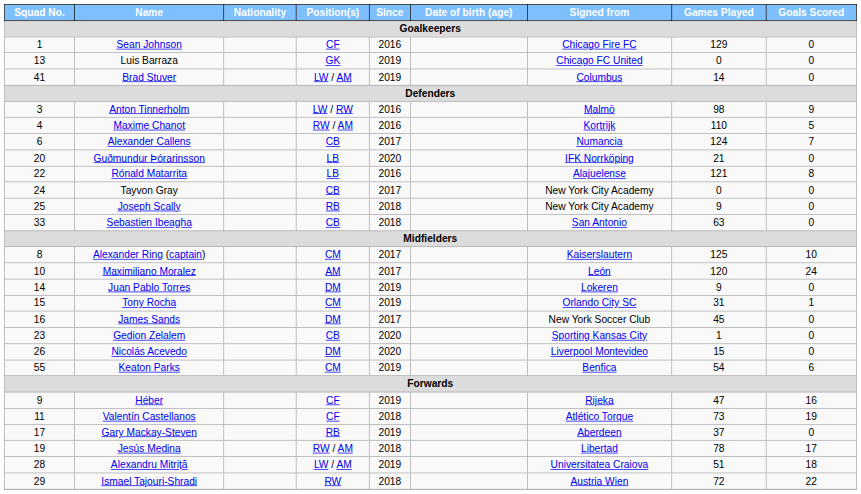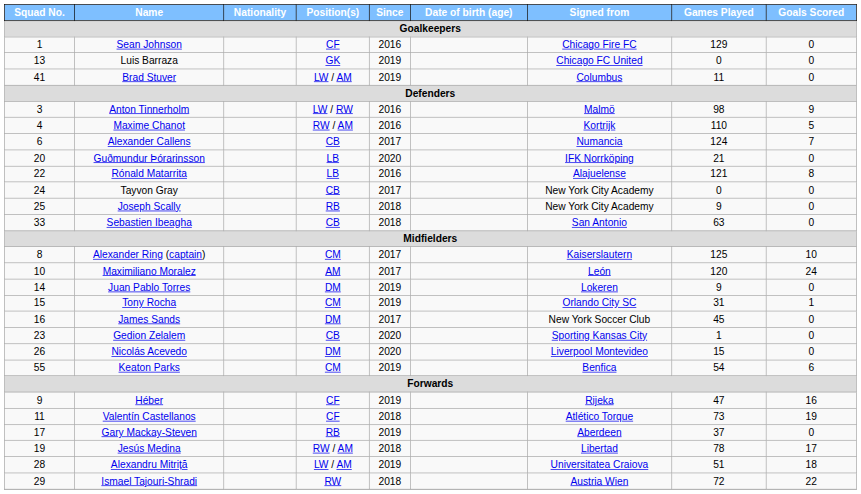(719, 77) 14 -> (719, 77) 11
